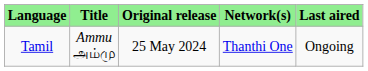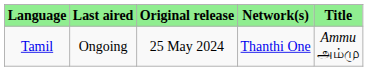columns swapped: (94, 15) <-> (329, 15)
